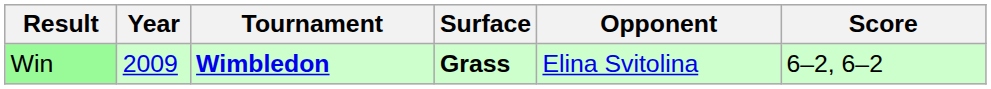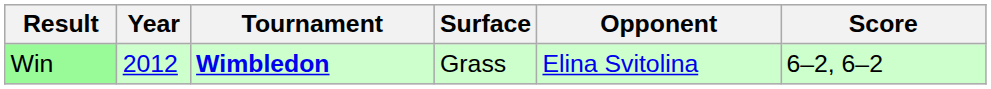(150, 63) 2009 -> (150, 63) 2012
(475, 63) bold -> (473, 63) normal
